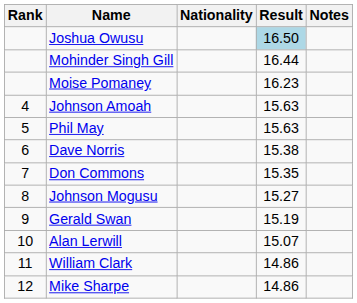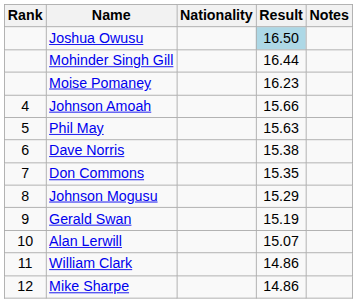(281, 106) 15.63 -> (281, 106) 15.66
(281, 196) 15.27 -> (281, 196) 15.29
